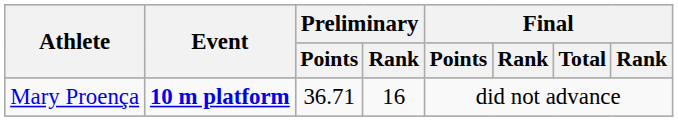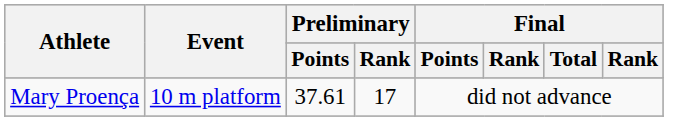(220, 97) bold -> (215, 97) normal
(329, 97) 36.71 -> (320, 97) 37.61
(394, 97) 16 -> (385, 97) 17
